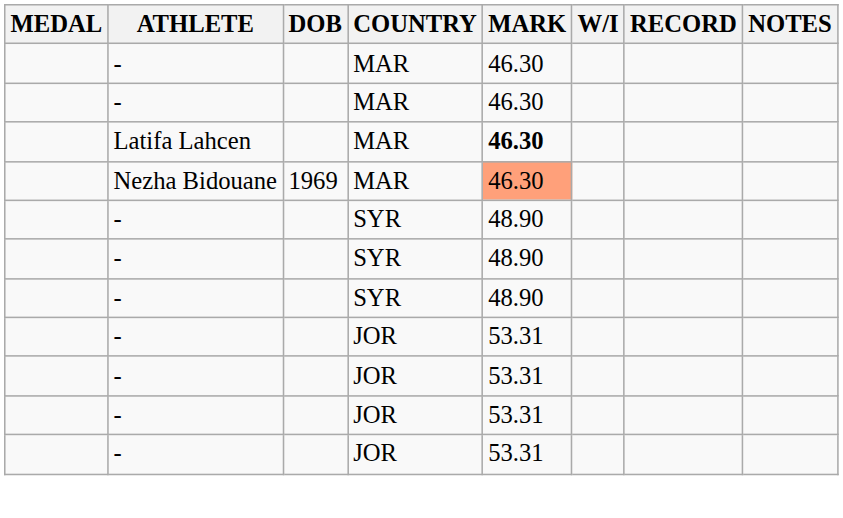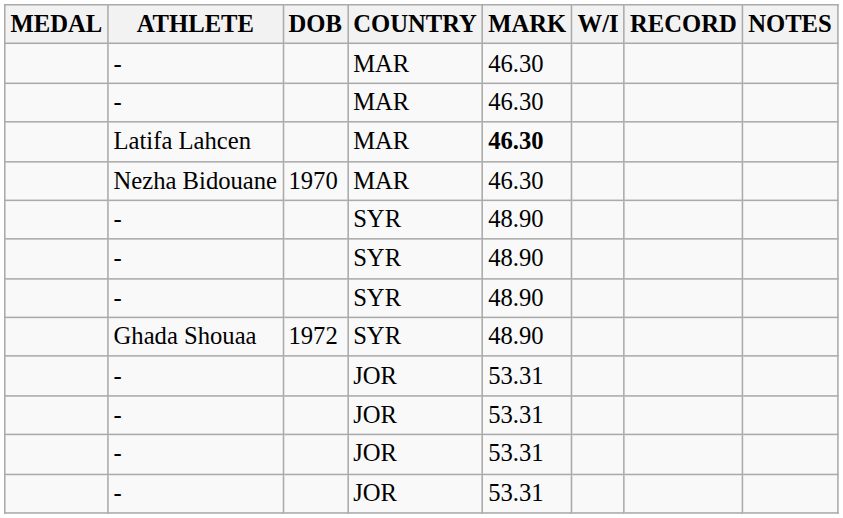(313, 180) 1969 -> (313, 180) 1970
(516, 180) lightsalmon background -> (516, 180) no background
+ row: (185, 336)
